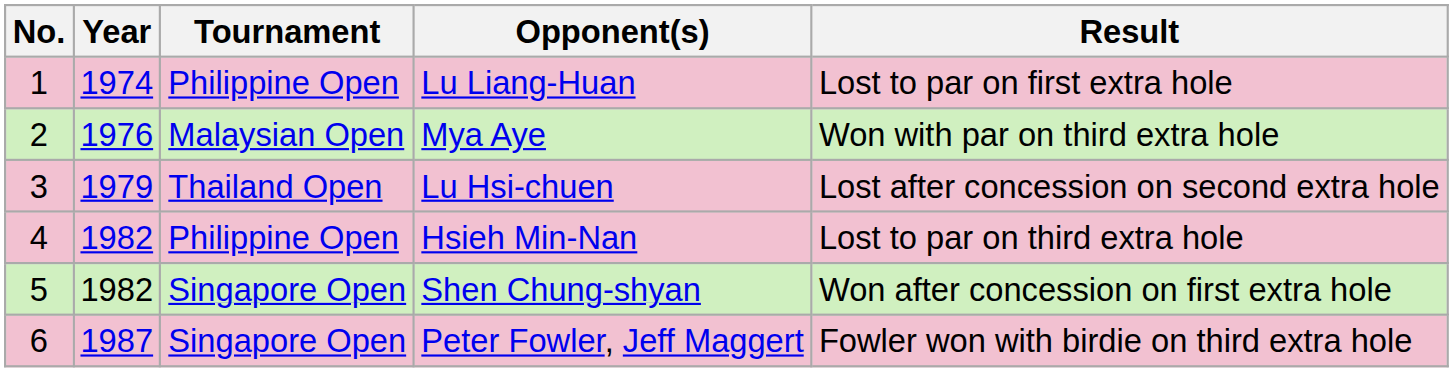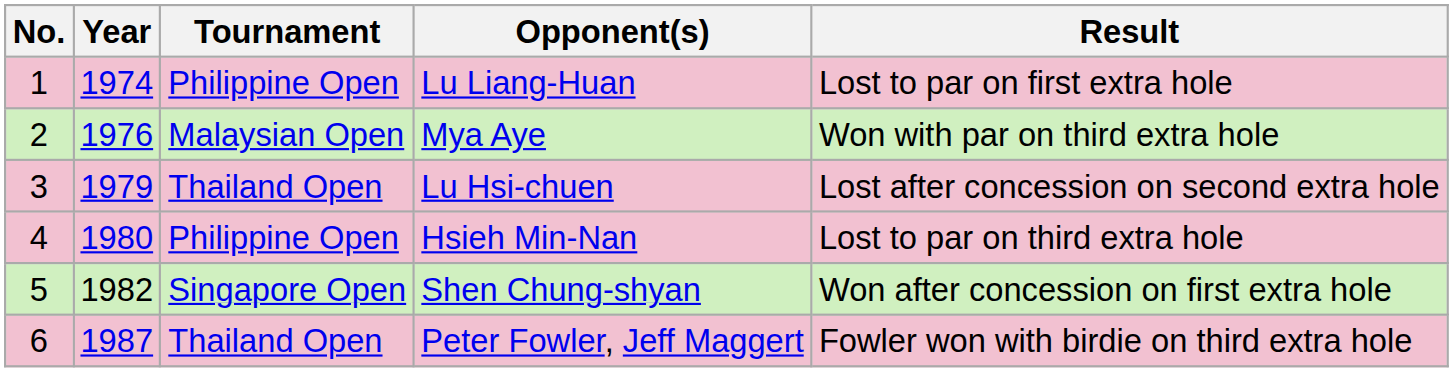(117, 238) 1982 -> (117, 238) 1980
(287, 342) Singapore Open -> (275, 342) Thailand Open
